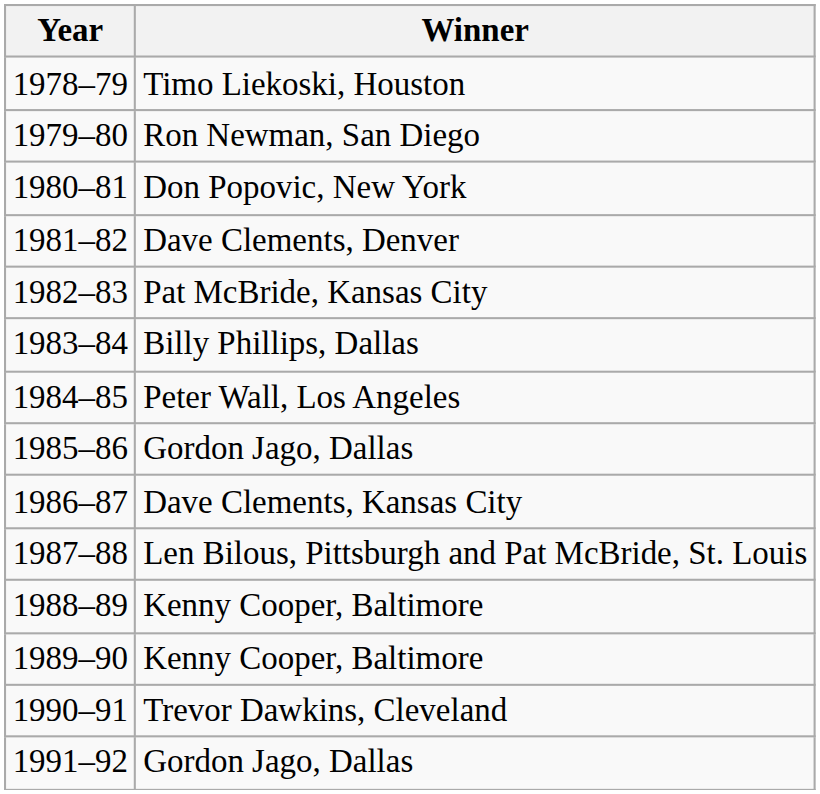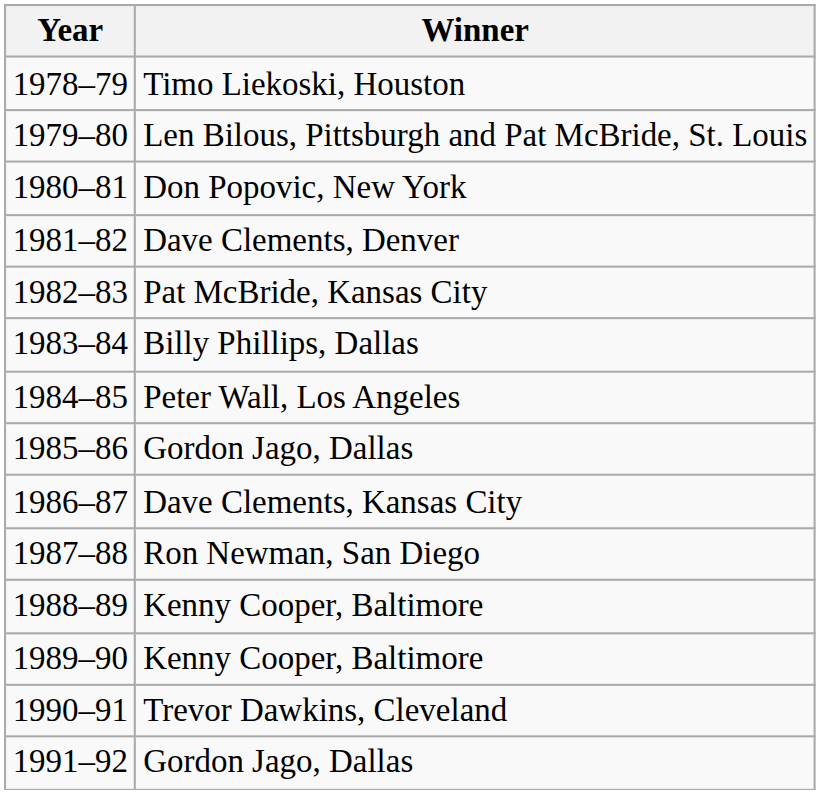(312, 135) Ron Newman, San Diego -> (475, 135) Len Bilous, Pittsburgh and Pat McBride, St. Louis
(475, 553) Len Bilous, Pittsburgh and Pat McBride, St. Louis -> (312, 553) Ron Newman, San Diego
